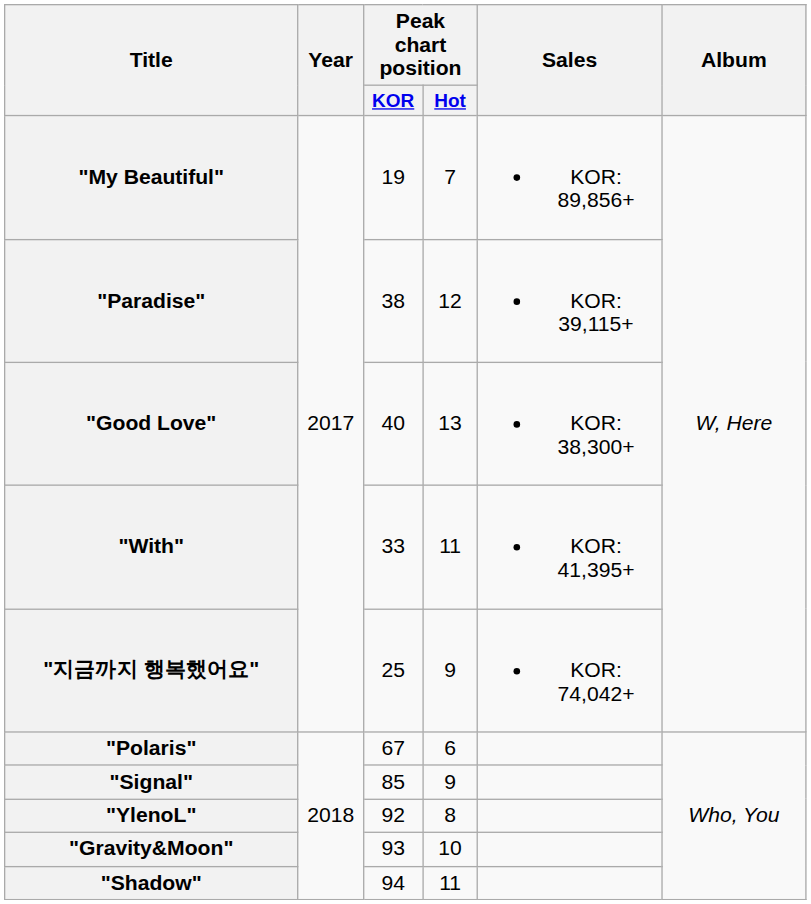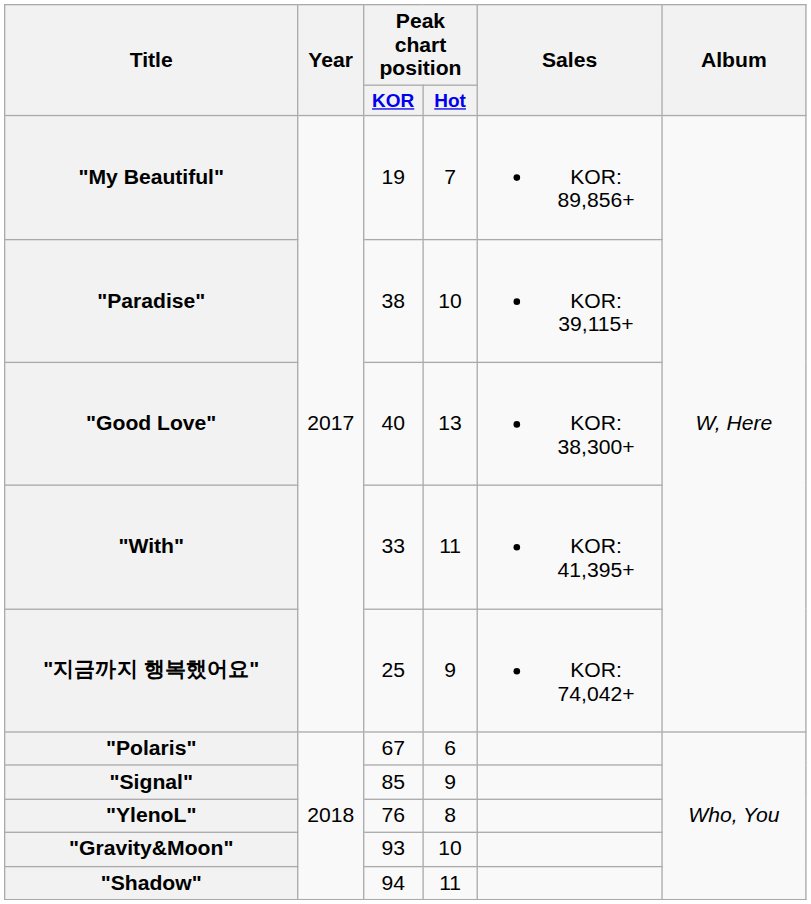(450, 300) 12 -> (450, 300) 10
(393, 815) 92 -> (393, 815) 76
